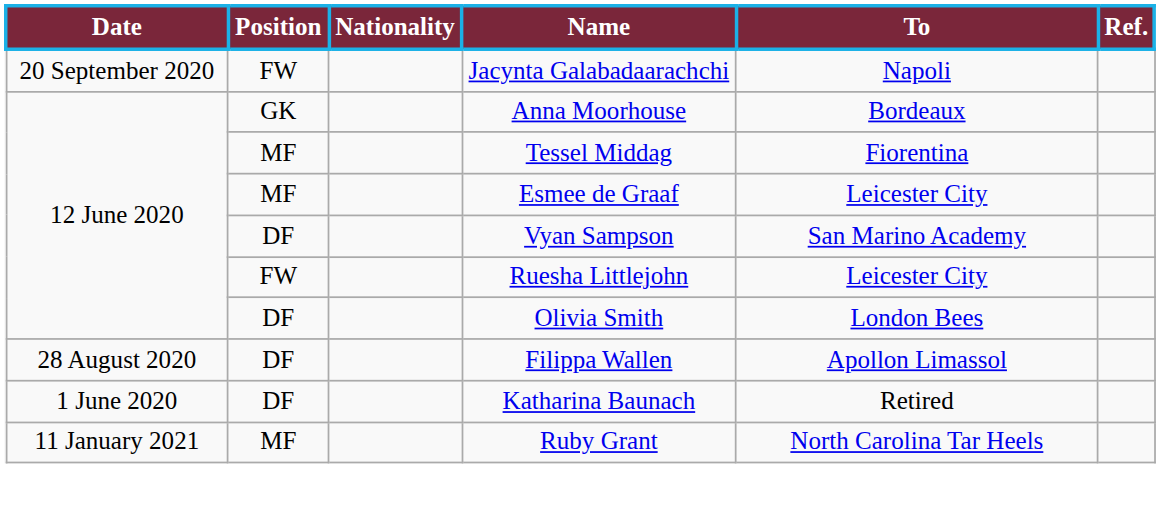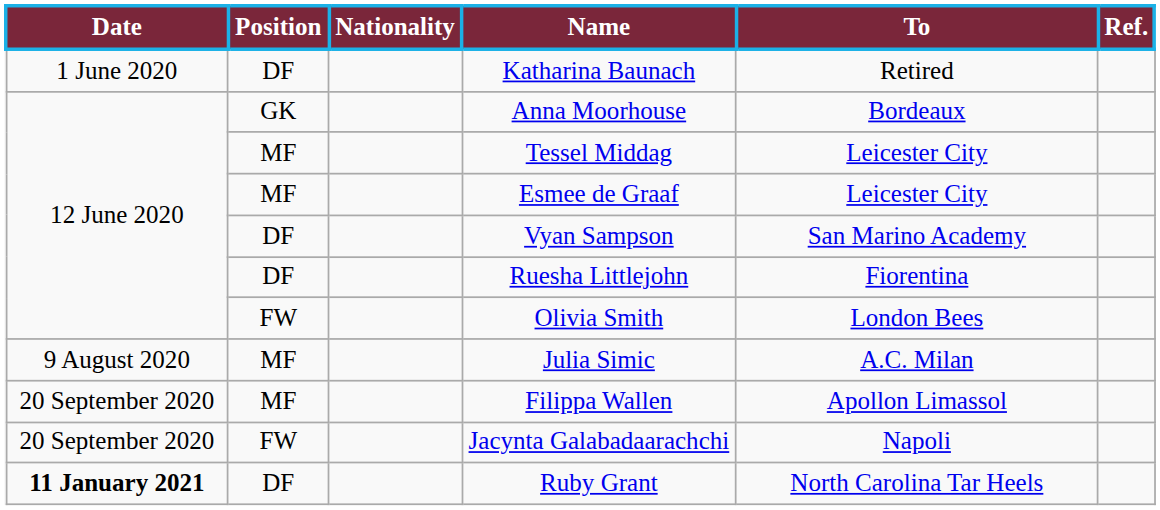rows swapped: (599, 400) <-> (599, 70)
(917, 153) Fiorentina -> (917, 153) Leicester City
(278, 276) FW -> (278, 276) DF
(917, 276) Leicester City -> (917, 276) Fiorentina
(278, 318) DF -> (278, 318) FW
+ row: (599, 359)
(117, 359) 28 August 2020 -> (117, 400) 20 September 2020
(278, 359) DF -> (278, 400) MF
(117, 442) normal -> (117, 483) bold
(278, 442) MF -> (278, 483) DF
